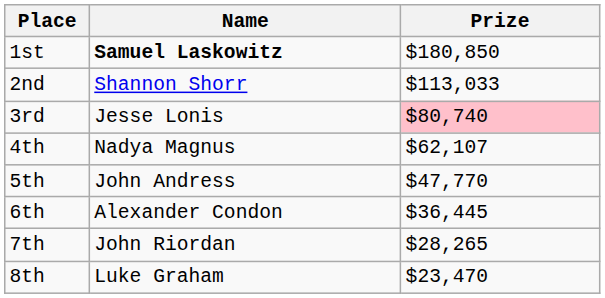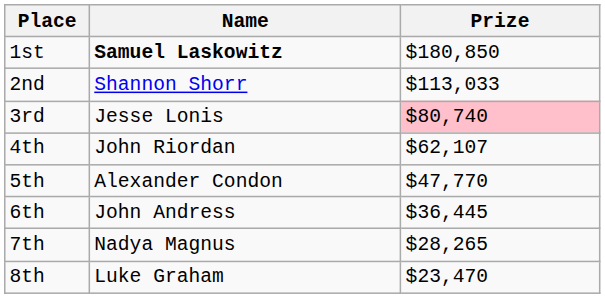(165, 149) Nadya Magnus -> (165, 149) John Riordan
(165, 181) John Andress -> (189, 181) Alexander Condon
(189, 213) Alexander Condon -> (165, 213) John Andress
(165, 245) John Riordan -> (165, 245) Nadya Magnus
